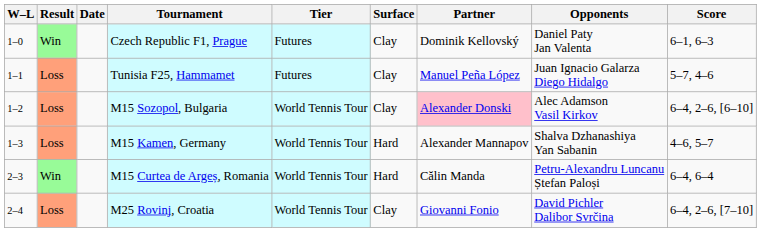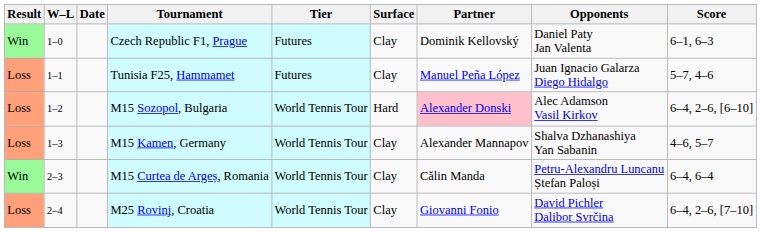columns swapped: (57, 14) <-> (21, 14)
(385, 108) Clay -> (386, 108) Hard
(386, 142) Hard -> (385, 142) Clay
(386, 176) Hard -> (385, 176) Clay
